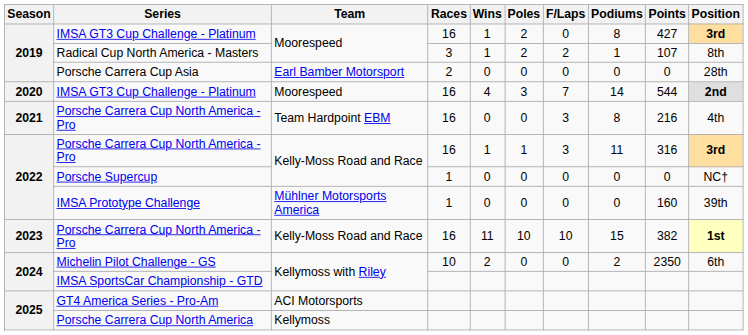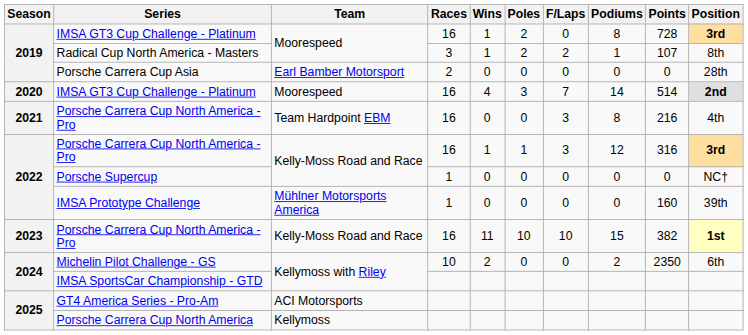(667, 34) 427 -> (667, 34) 728
(667, 92) 544 -> (667, 92) 514
(617, 151) 11 -> (617, 151) 12
